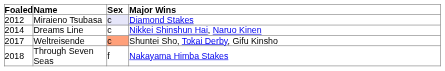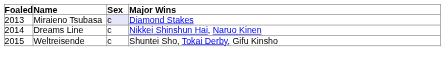(14, 20) 2012 -> (14, 20) 2013
(14, 41) 2017 -> (14, 41) 2015
(110, 41) lightsalmon background -> (110, 41) no background
- row: (64, 56)
